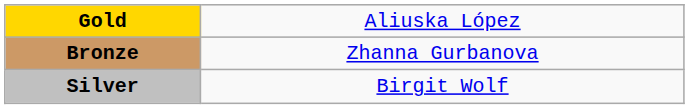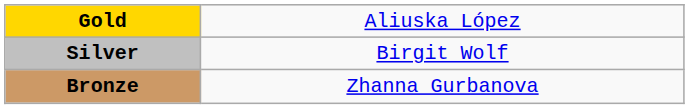rows swapped: (103, 86) <-> (103, 54)
